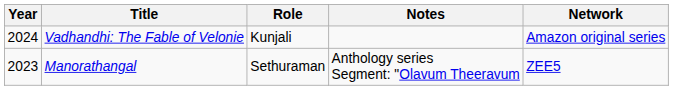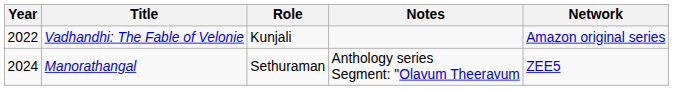(23, 37) 2024 -> (23, 37) 2022
(23, 66) 2023 -> (23, 66) 2024
